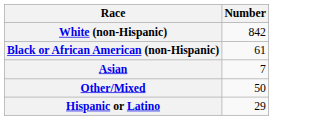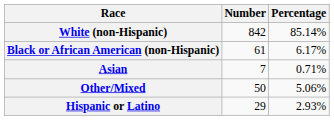+ column: (299, 13)
